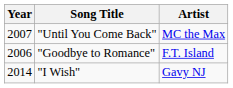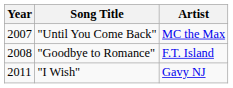(20, 53) 2006 -> (20, 53) 2008
(20, 72) 2014 -> (19, 72) 2011
